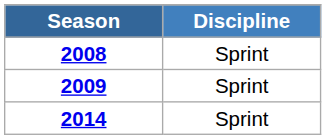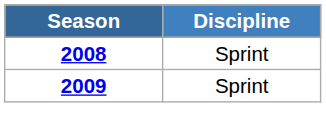- row: (84, 119)
